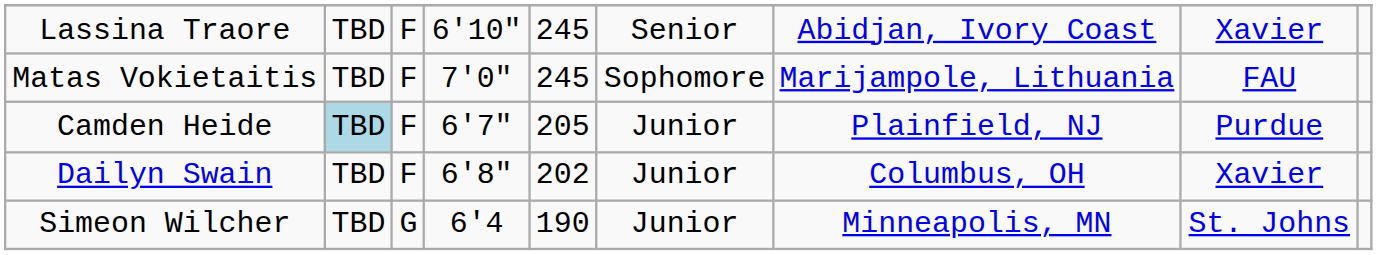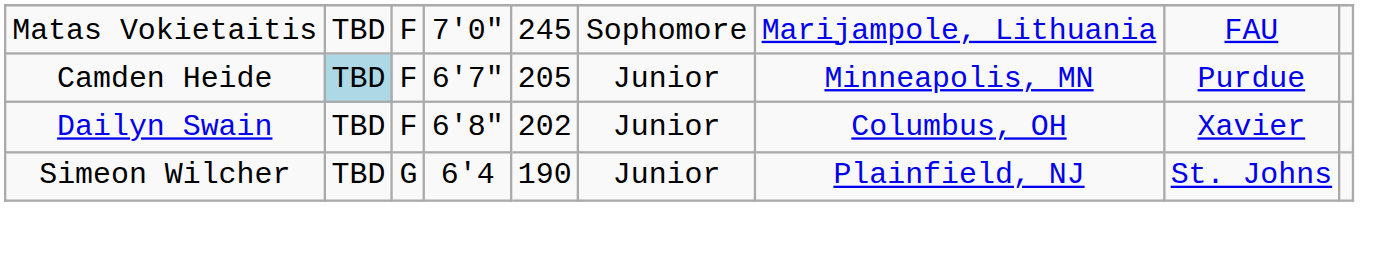- row: (165, 30)
(977, 127) Plainfield, NJ -> (959, 78) Minneapolis, MN
(977, 224) Minneapolis, MN -> (959, 176) Plainfield, NJ
